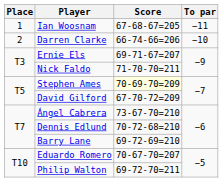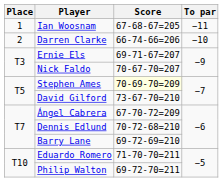(148, 69) 71-70-70=211 -> (148, 69) 70-67-70=207
(148, 98) 67-70-72=209 -> (148, 98) 73-67-70=210
(148, 112) 73-67-70=210 -> (148, 112) 67-70-72=209
(148, 156) 70-67-70=207 -> (148, 156) 71-70-70=211
